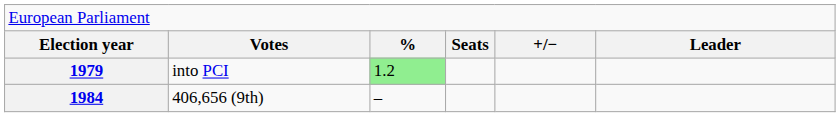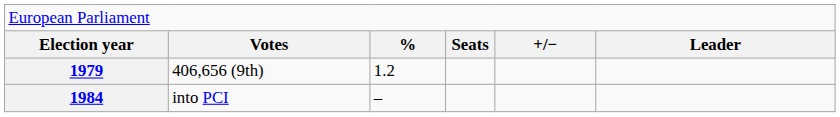(200, 71) into PCI -> (218, 71) 406,656 (9th)
(384, 71) lightgreen background -> (384, 71) no background
(218, 97) 406,656 (9th) -> (200, 97) into PCI
